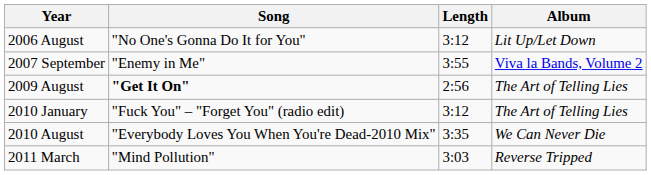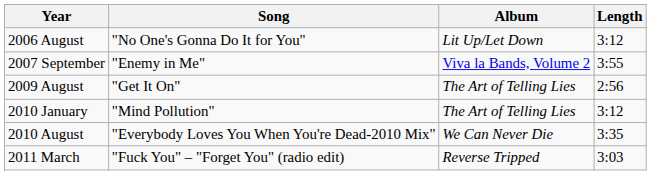columns swapped: (569, 16) <-> (465, 16)
(151, 87) bold -> (146, 87) normal
(228, 110) "Fuck You" – "Forget You" (radio edit) -> (163, 110) "Mind Pollution"
(163, 157) "Mind Pollution" -> (228, 157) "Fuck You" – "Forget You" (radio edit)
